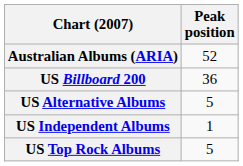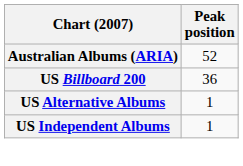(210, 102) 5 -> (210, 102) 1
- row: (93, 149)
